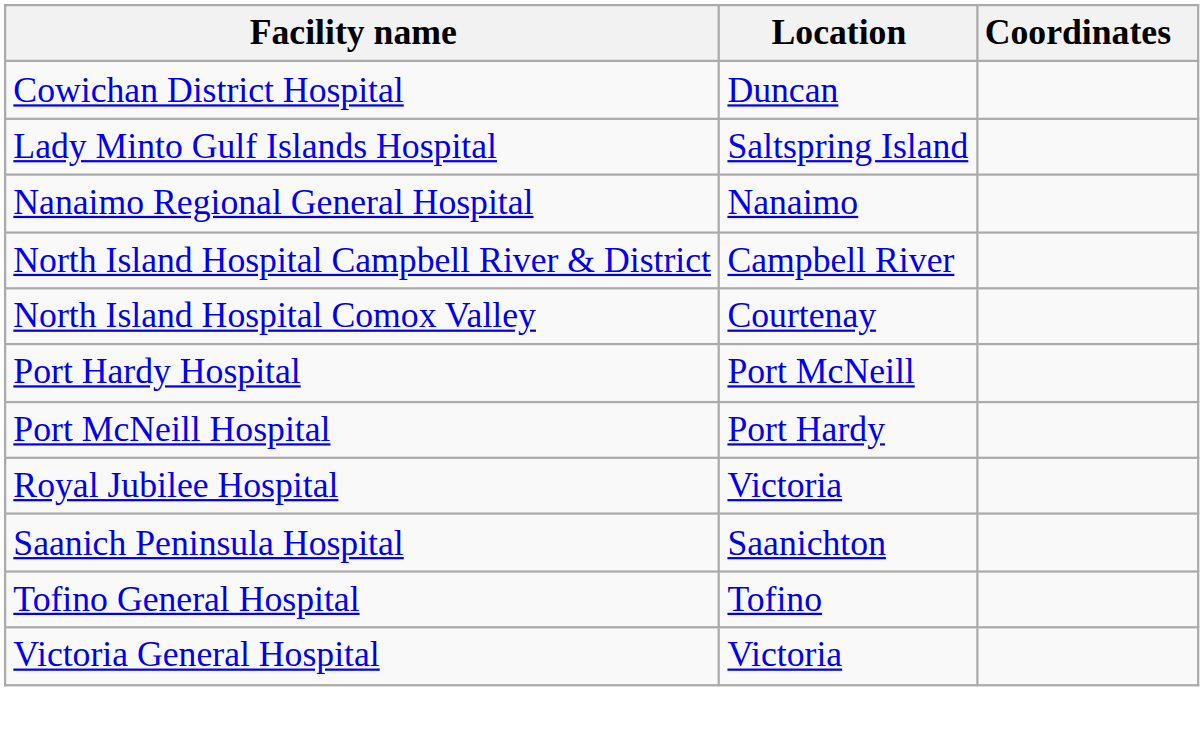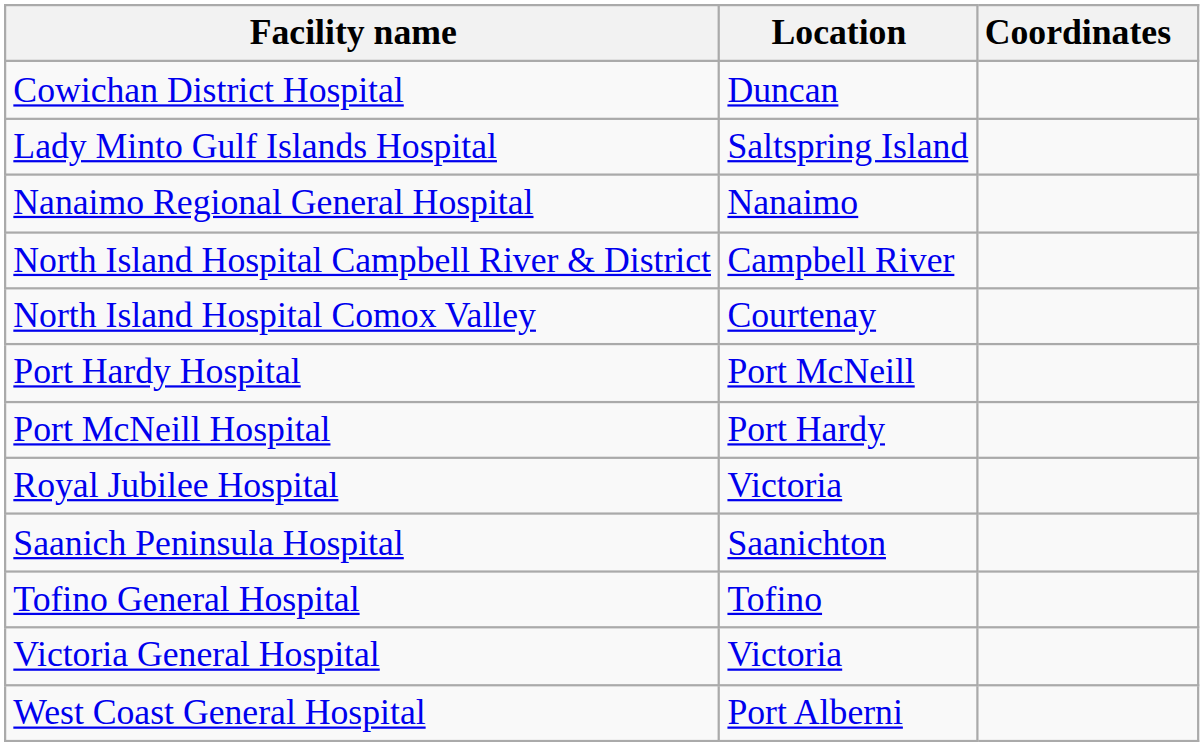+ row: (219, 711)
